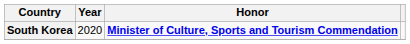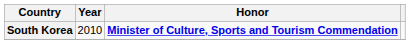(90, 30) 2020 -> (90, 30) 2010
